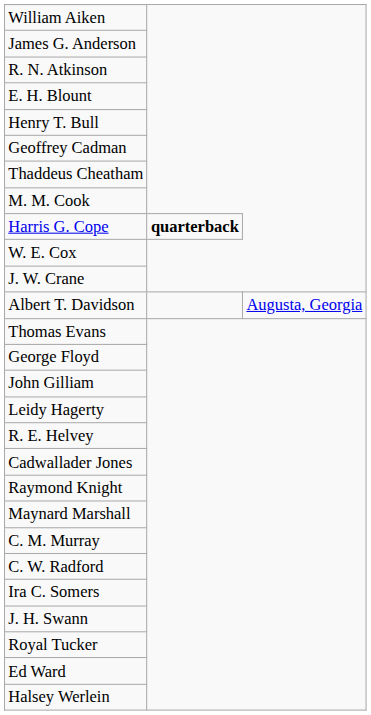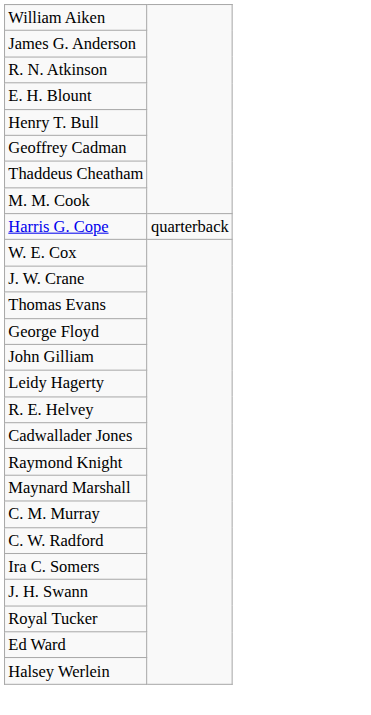(195, 226) bold -> (190, 226) normal
- row: (71, 305)
